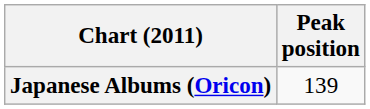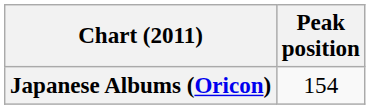(321, 85) 139 -> (321, 85) 154
